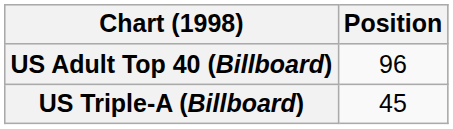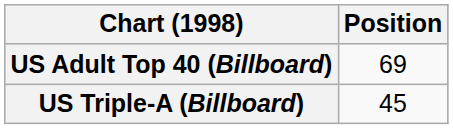(393, 63) 96 -> (393, 63) 69
